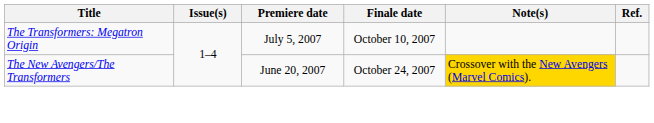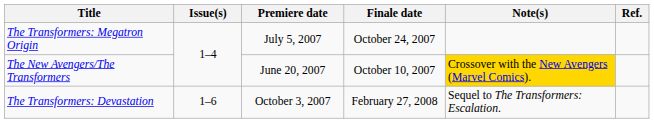(394, 38) October 10, 2007 -> (394, 38) October 24, 2007
(394, 70) October 24, 2007 -> (394, 70) October 10, 2007
+ row: (80, 102)
